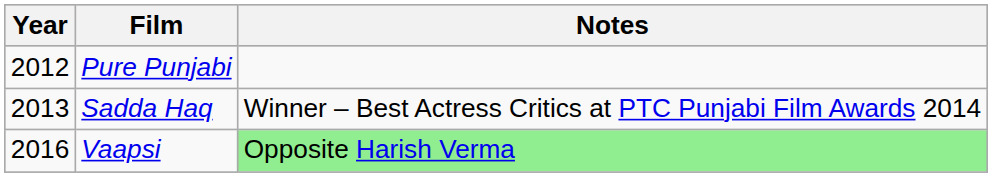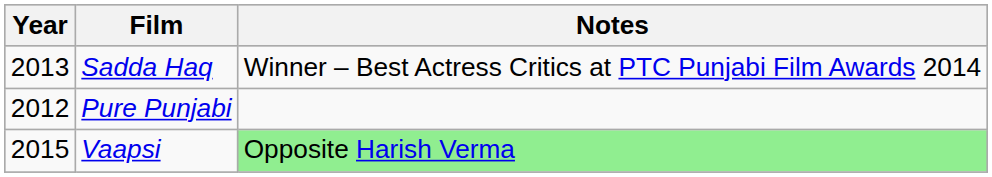rows swapped: (156, 66) <-> (147, 108)
(40, 150) 2016 -> (40, 150) 2015
